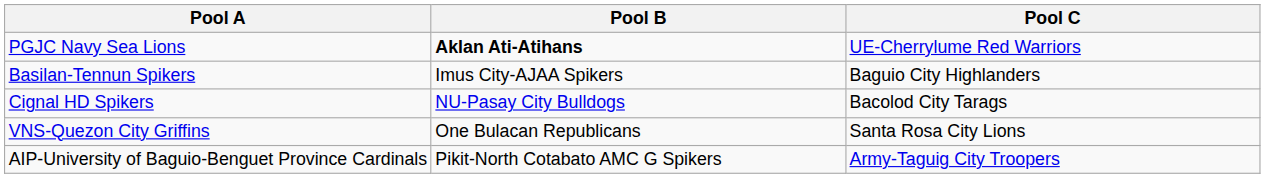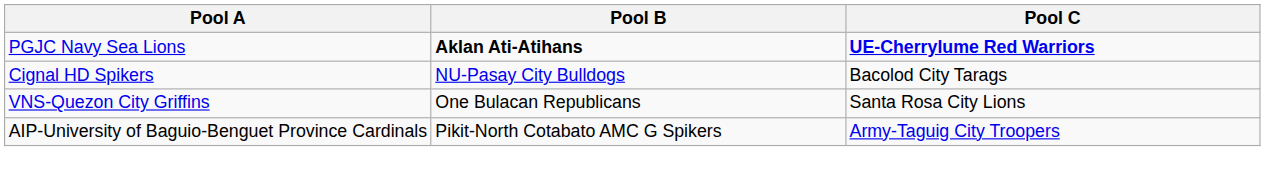(965, 46) normal -> (972, 46) bold
- row: (102, 74)
